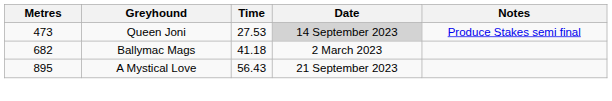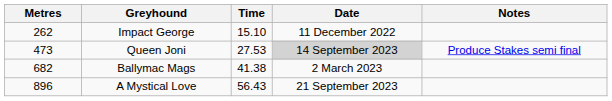+ row: (156, 31)
(252, 50) 41.18 -> (252, 68) 41.38
(43, 68) 895 -> (43, 86) 896
